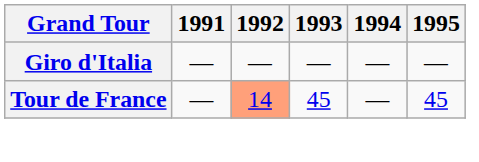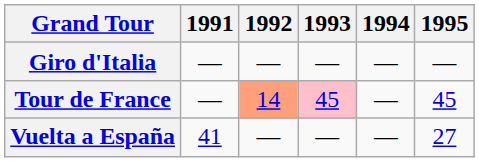(319, 99) no background -> (327, 99) pink background
+ row: (93, 136)
